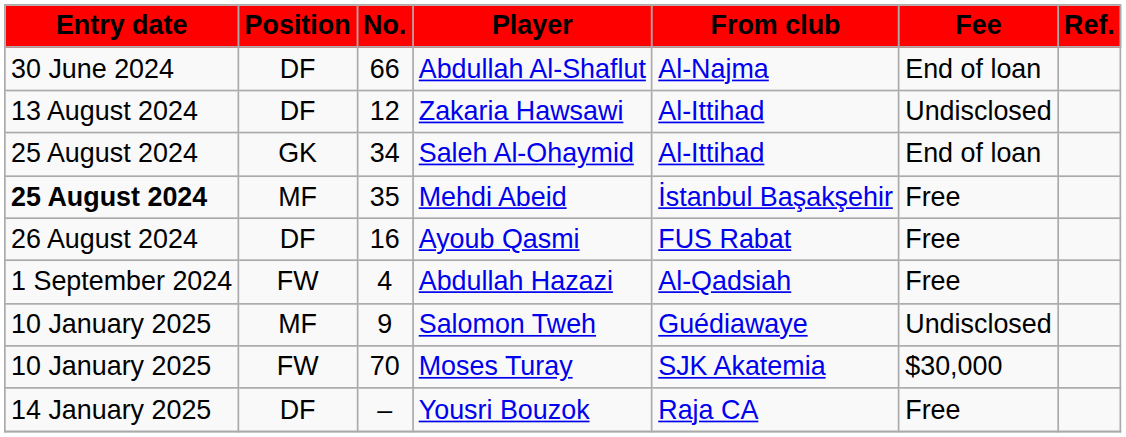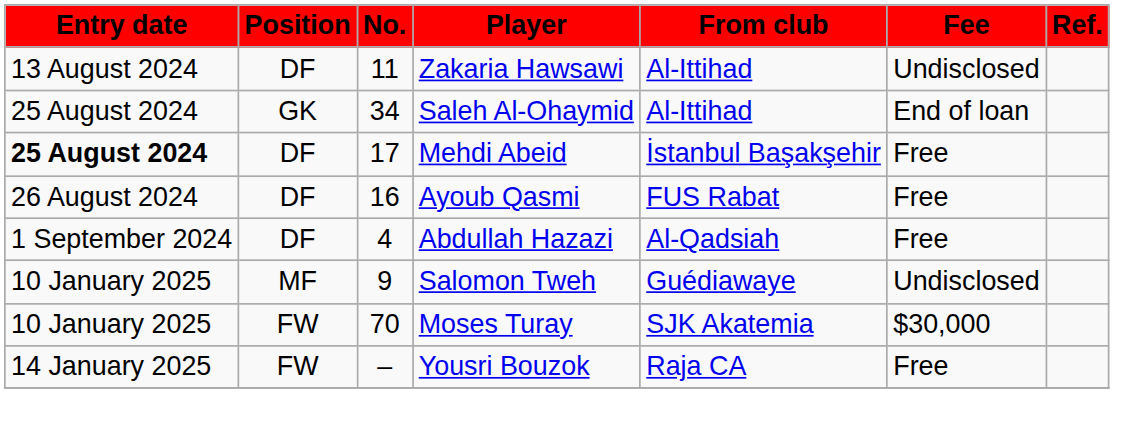- row: (532, 68)
(385, 111) 12 -> (385, 68) 11
(298, 196) MF -> (298, 153) DF
(385, 196) 35 -> (385, 153) 17
(298, 281) FW -> (298, 238) DF
(298, 409) DF -> (298, 366) FW
